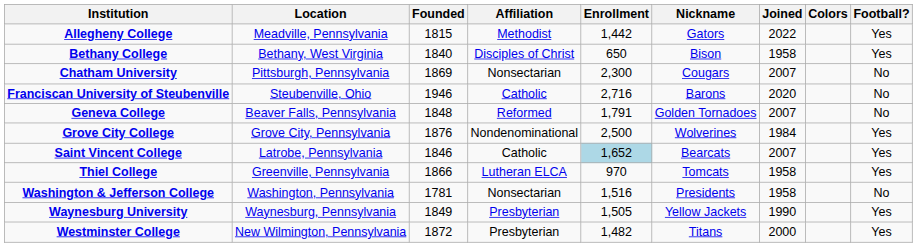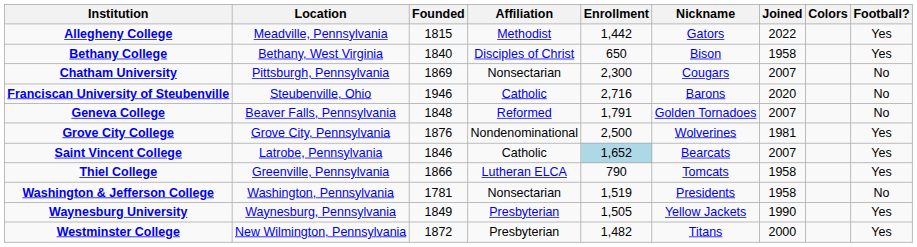(782, 133) 1984 -> (782, 133) 1981
(616, 172) 970 -> (616, 172) 790
(616, 192) 1,516 -> (616, 192) 1,519
